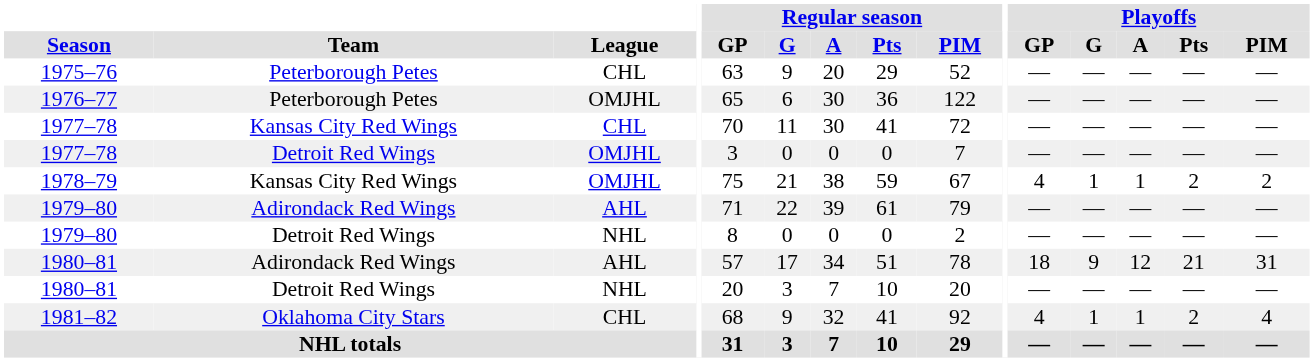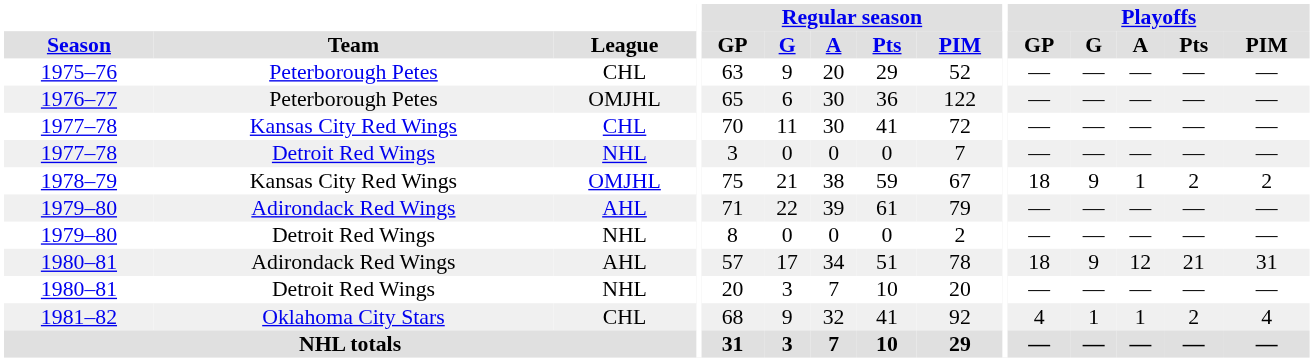(625, 153) OMJHL -> (625, 153) NHL
(1039, 180) 4 -> (1039, 180) 18
(1094, 180) 1 -> (1094, 180) 9
